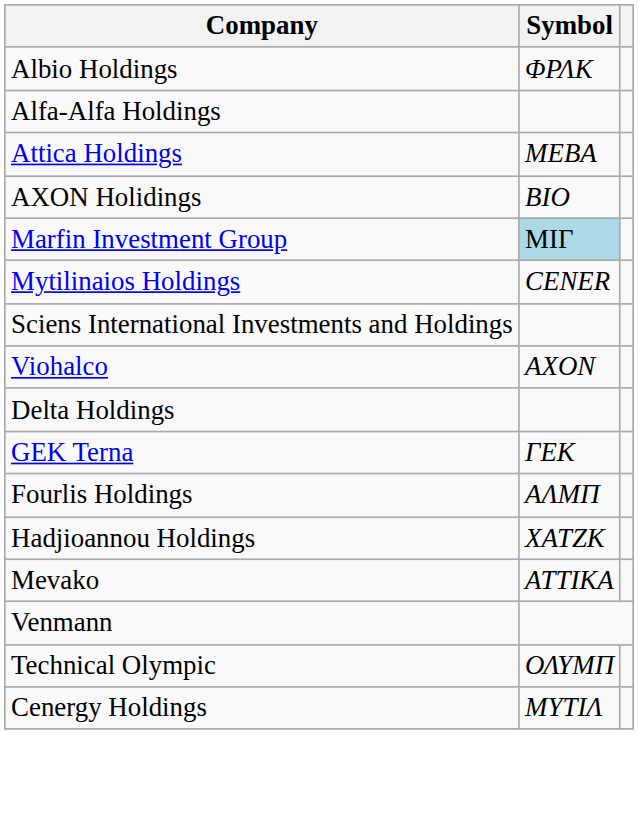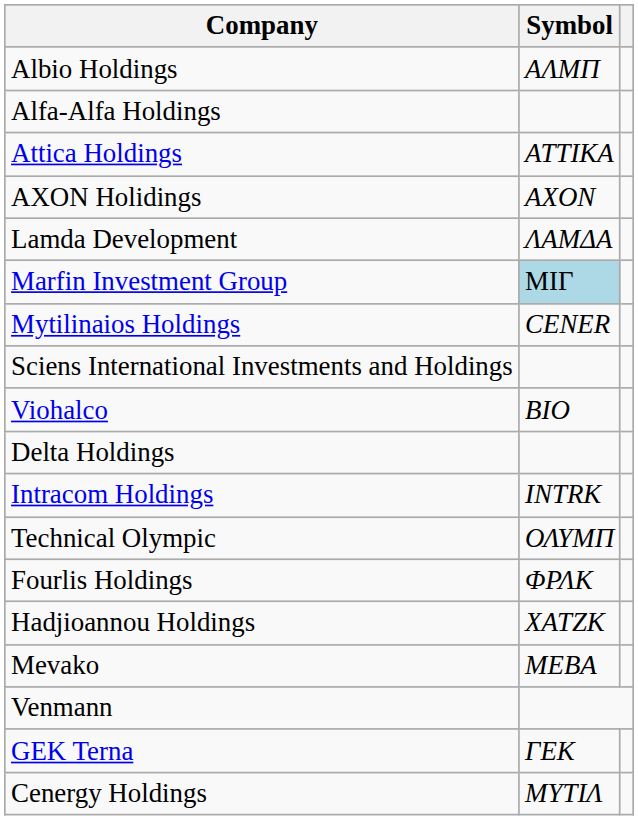(559, 68) ΦΡΛΚ -> (562, 68) ΑΛΜΠ
(561, 153) ΜΕΒΑ -> (569, 153) ΑΤΤΙΚΑ
(547, 196) ΒΙΟ -> (560, 196) ΑΧΟΝ
+ row: (124, 238)
(560, 366) ΑΧΟΝ -> (547, 409) ΒΙΟ
+ row: (112, 494)
rows swapped: (113, 665) <-> (72, 452)
(562, 494) ΑΛΜΠ -> (559, 580) ΦΡΛΚ
(569, 580) ΑΤΤΙΚΑ -> (561, 665) ΜΕΒΑ
